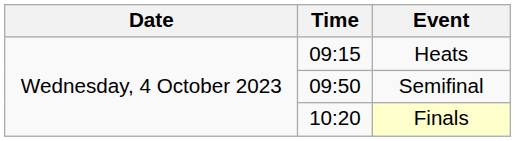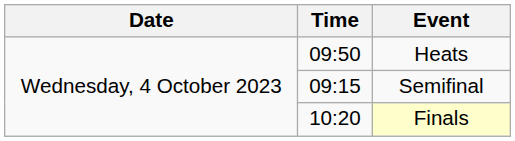(335, 53) 09:15 -> (335, 53) 09:50
(335, 86) 09:50 -> (335, 86) 09:15
